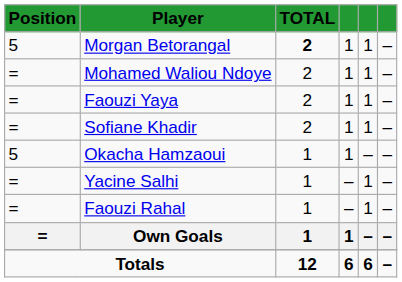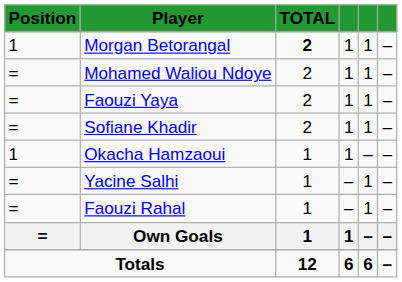(13, 46) 5 -> (13, 46) 1
(13, 154) 5 -> (13, 154) 1
